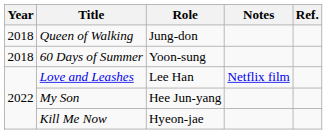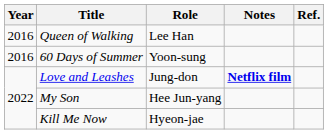(21, 35) 2018 -> (21, 35) 2016
(173, 35) Jung-don -> (171, 35) Lee Han
(21, 56) 2018 -> (21, 56) 2016
(171, 77) Lee Han -> (173, 77) Jung-don
(259, 77) normal -> (259, 77) bold
